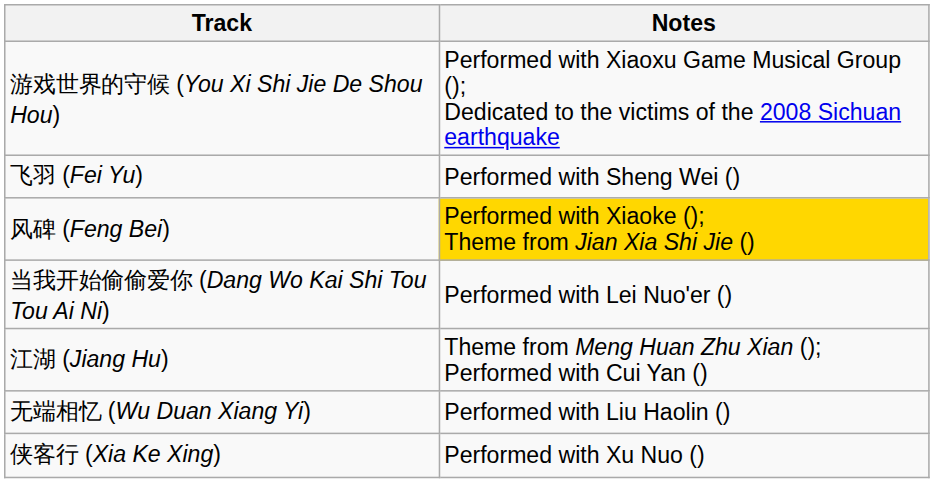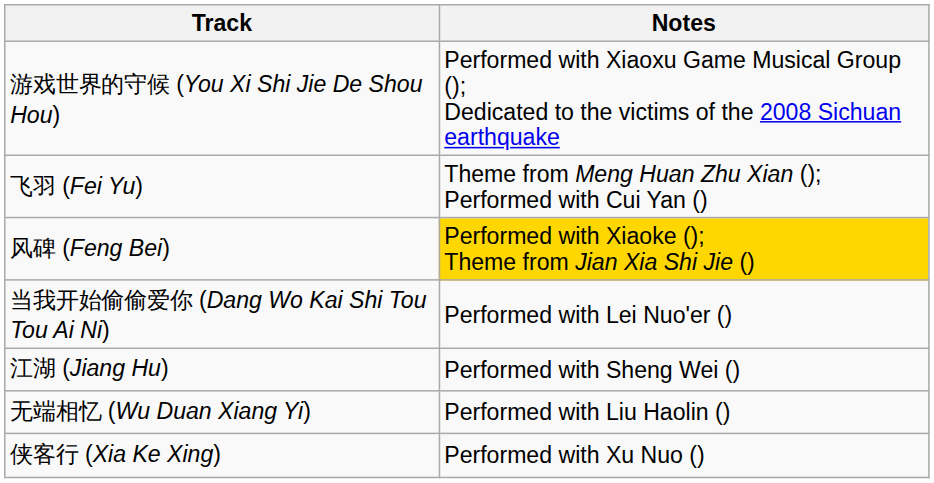(592, 177) Performed with Sheng Wei () -> (633, 187) Theme from Meng Huan Zhu Xian (); Performed with Cui Yan ()
(633, 360) Theme from Meng Huan Zhu Xian (); Performed with Cui Yan () -> (592, 370) Performed with Sheng Wei ()
